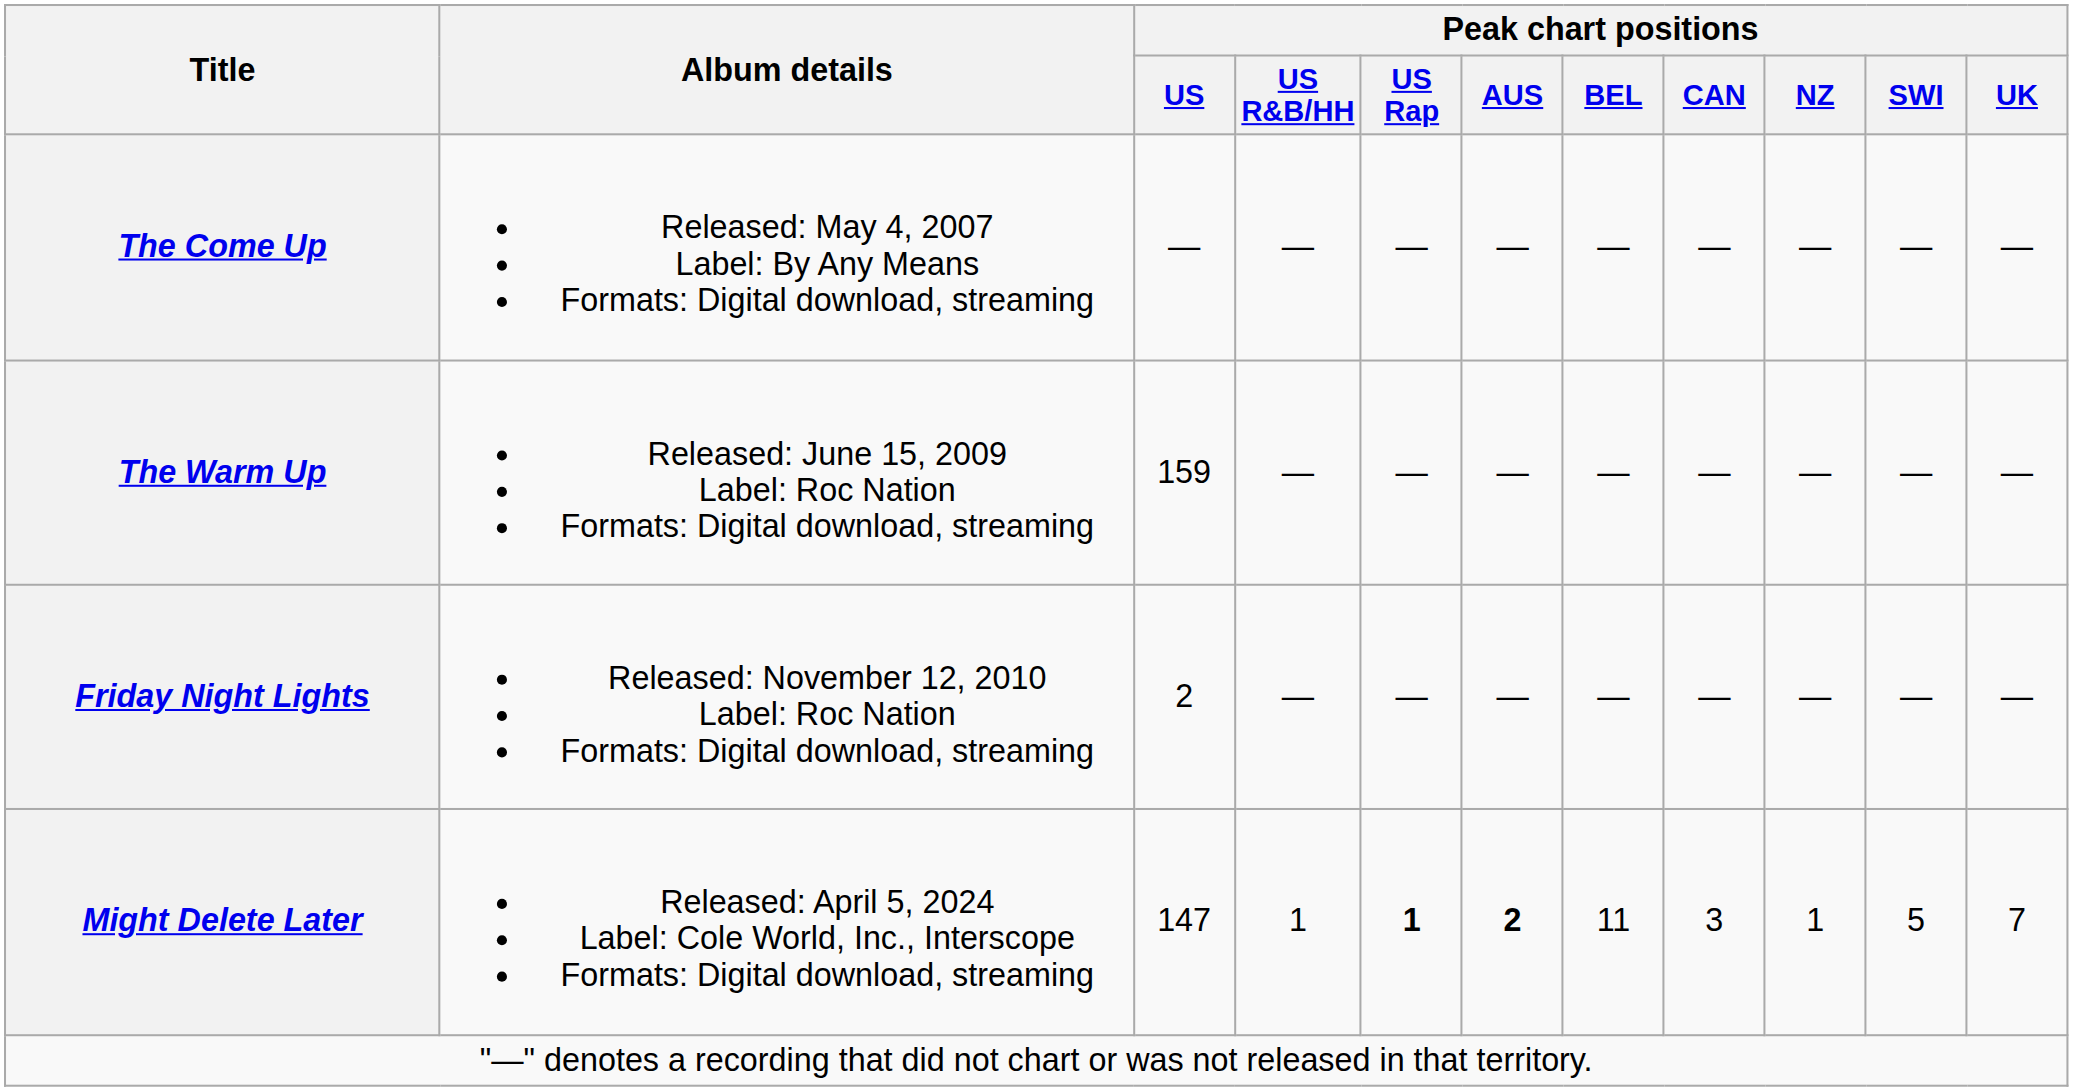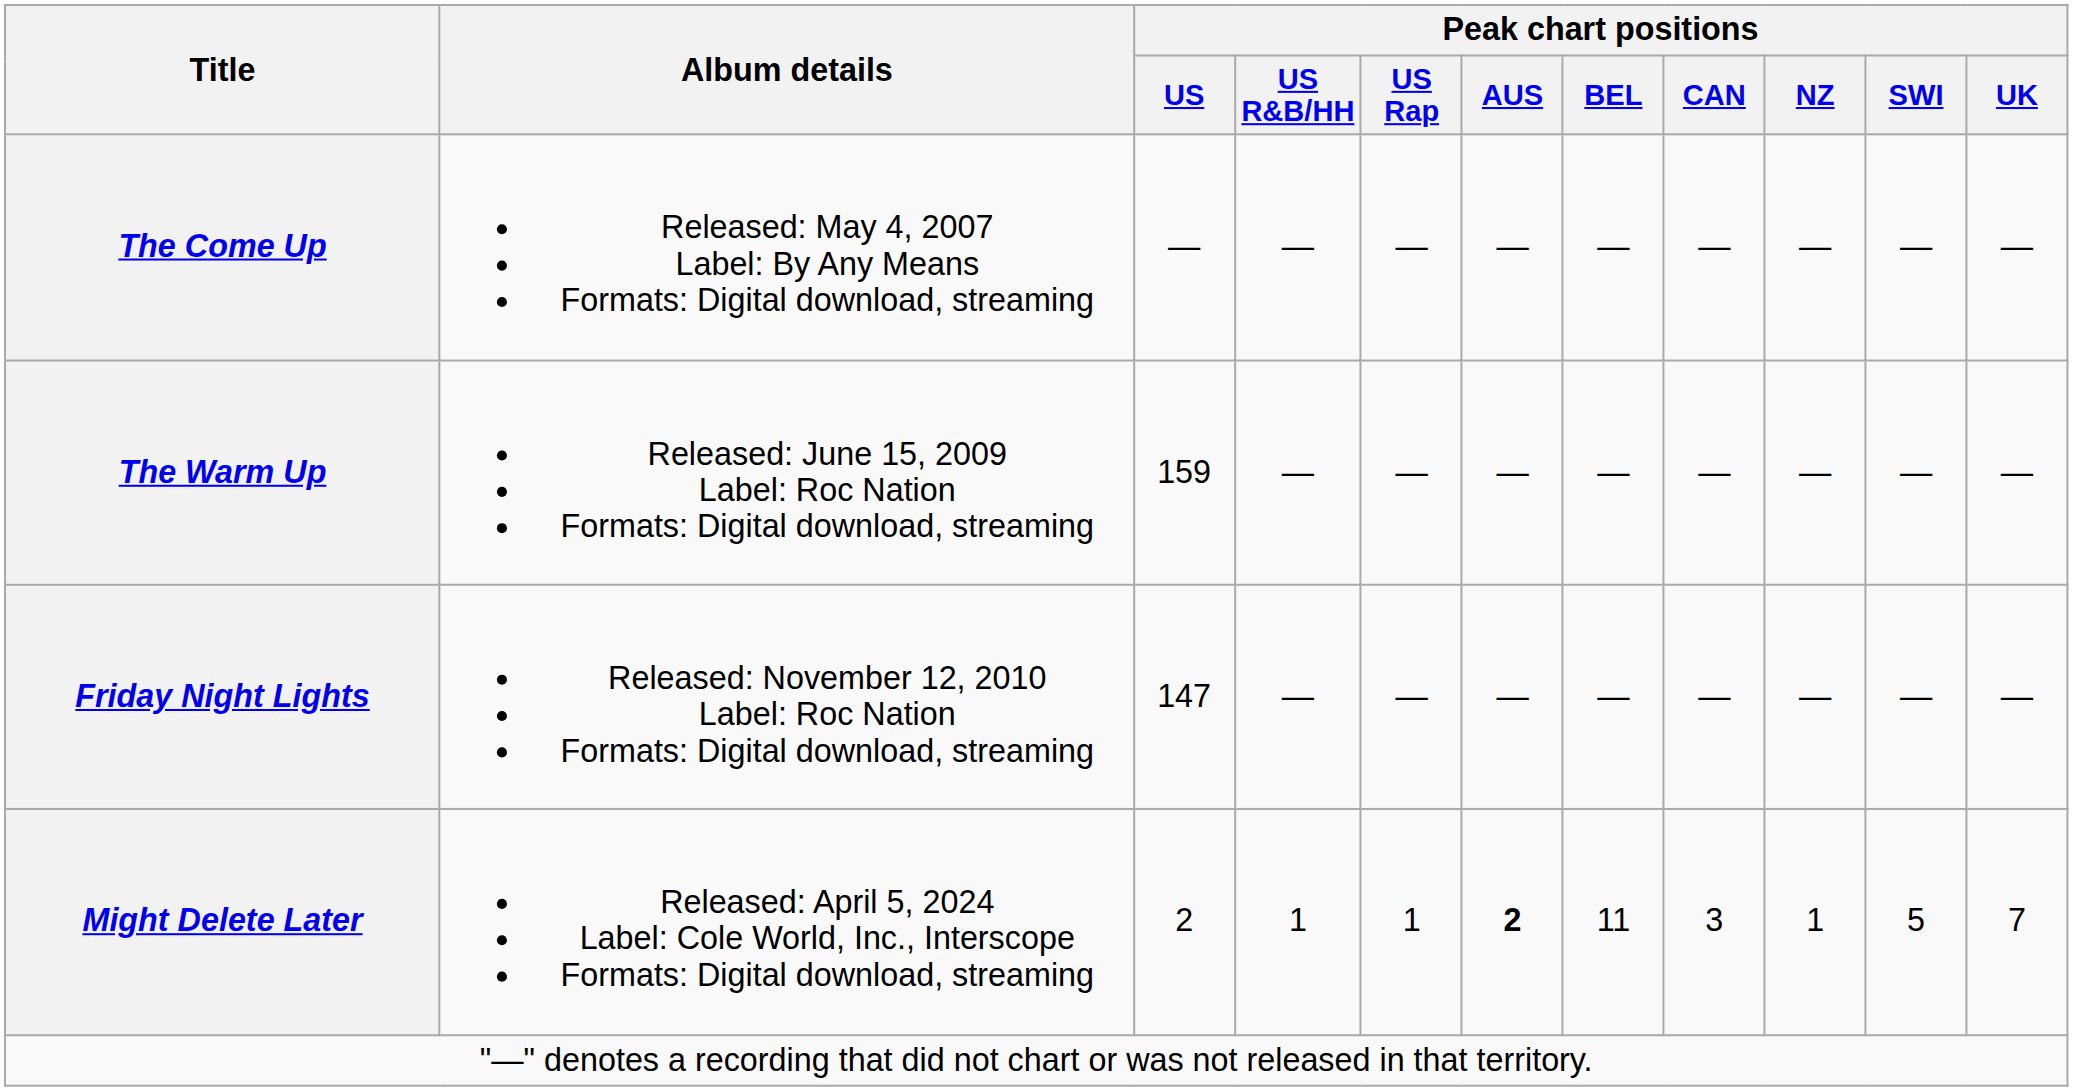(1184, 696) 2 -> (1184, 696) 147
(1184, 921) 147 -> (1184, 921) 2
(1412, 921) bold -> (1412, 921) normal
